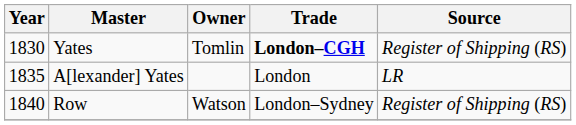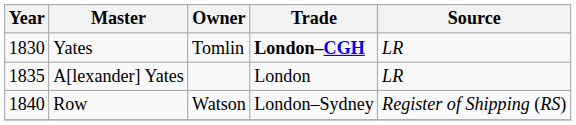(474, 47) Register of Shipping (RS) -> (393, 47) LR
